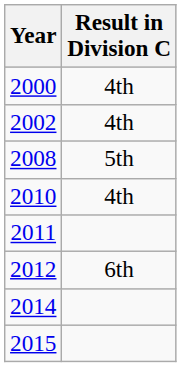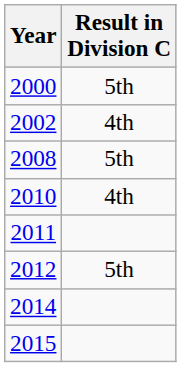(119, 85) 4th -> (119, 85) 5th
(119, 269) 6th -> (119, 269) 5th
